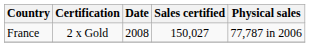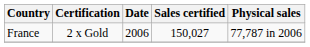(137, 32) 2008 -> (137, 32) 2006
